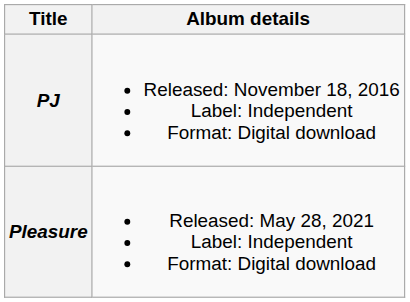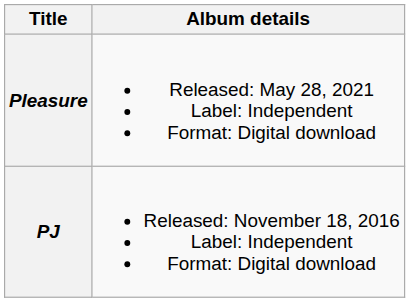rows swapped: (48, 100) <-> (48, 231)
